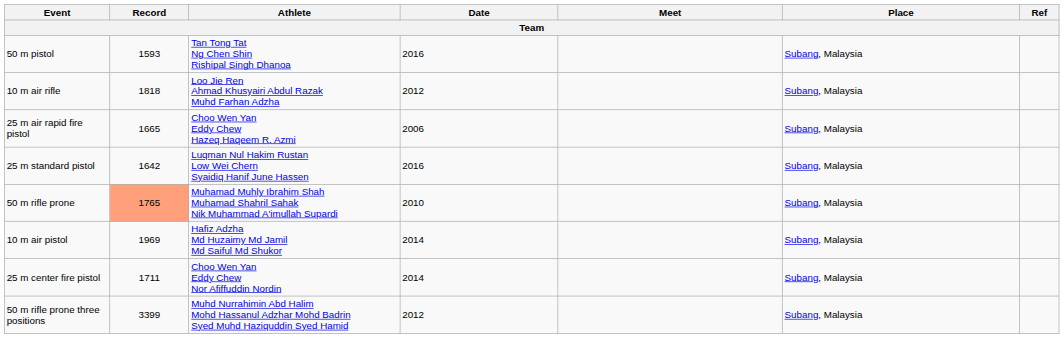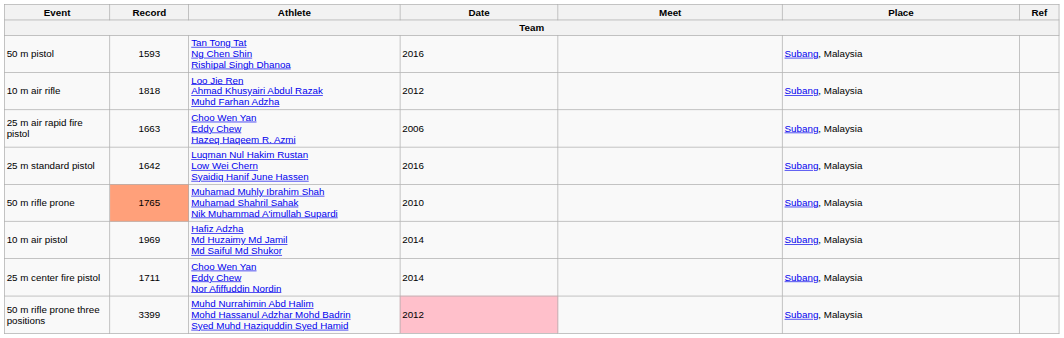(149, 129) 1665 -> (149, 129) 1663
(413, 315) no background -> (413, 315) pink background
